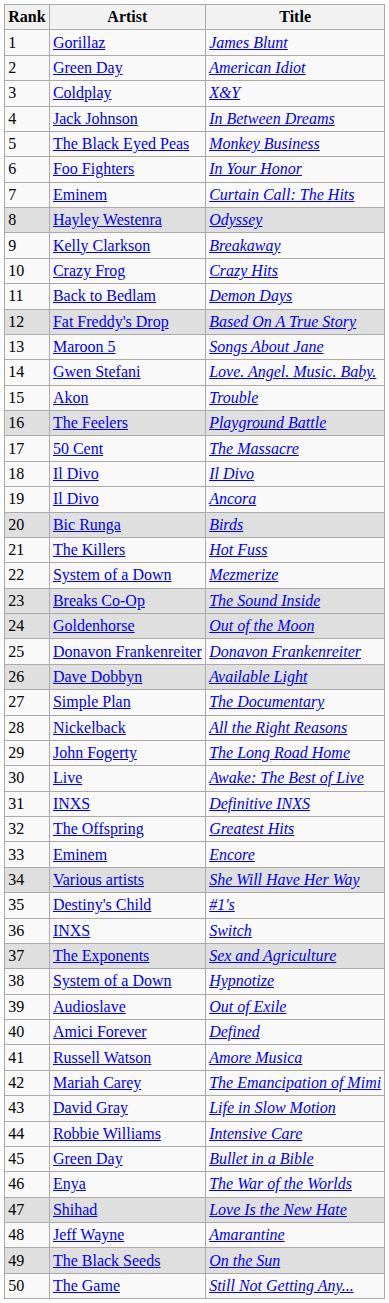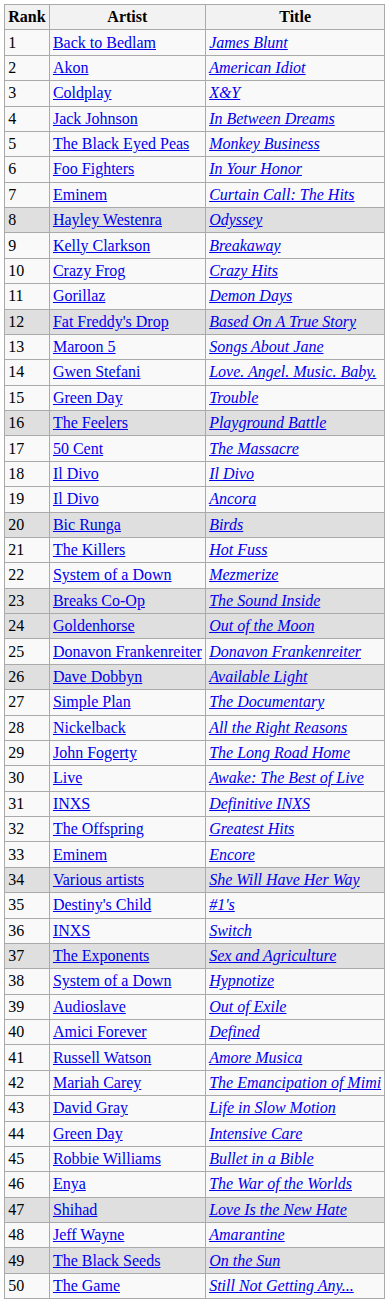(79, 42) Gorillaz -> (104, 42) Back to Bedlam
(88, 67) Green Day -> (71, 67) Akon
(104, 296) Back to Bedlam -> (79, 296) Gorillaz
(71, 397) Akon -> (88, 397) Green Day
(107, 1133) Robbie Williams -> (88, 1133) Green Day
(88, 1159) Green Day -> (107, 1159) Robbie Williams
